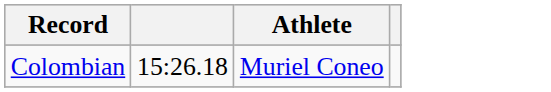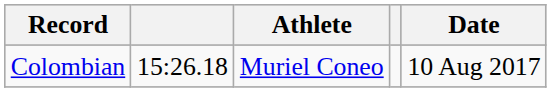+ column: (474, 24)
